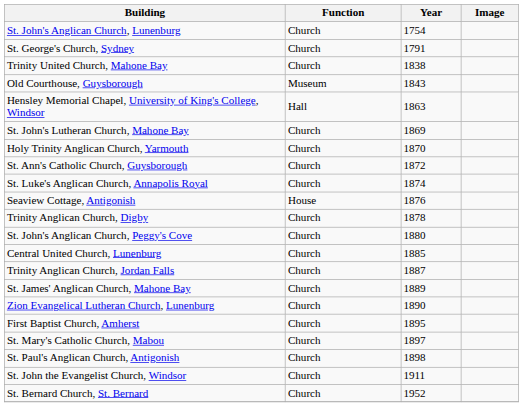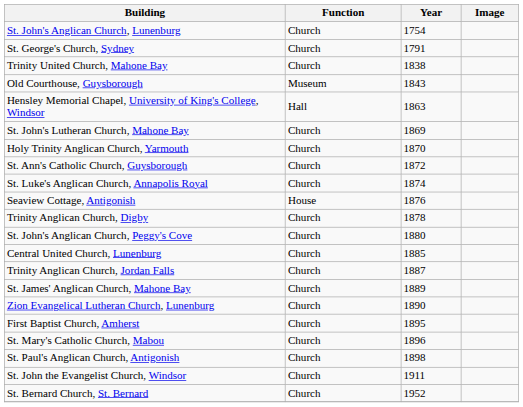(415, 340) 1897 -> (415, 340) 1896
